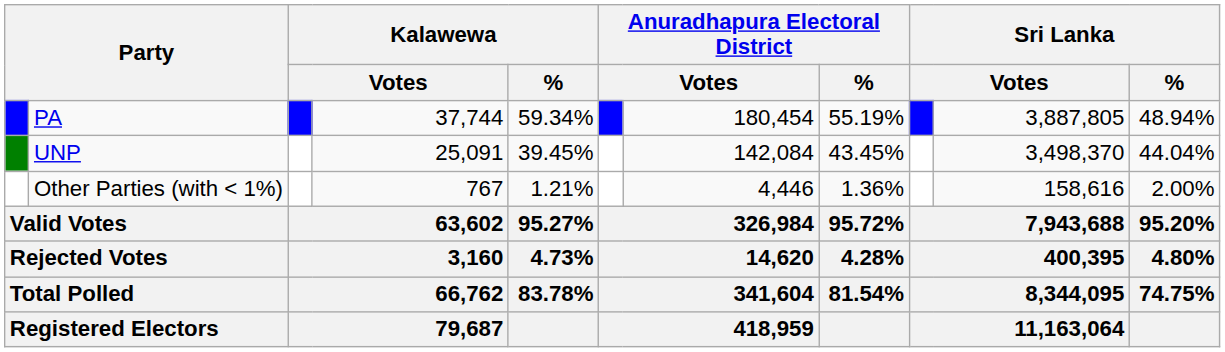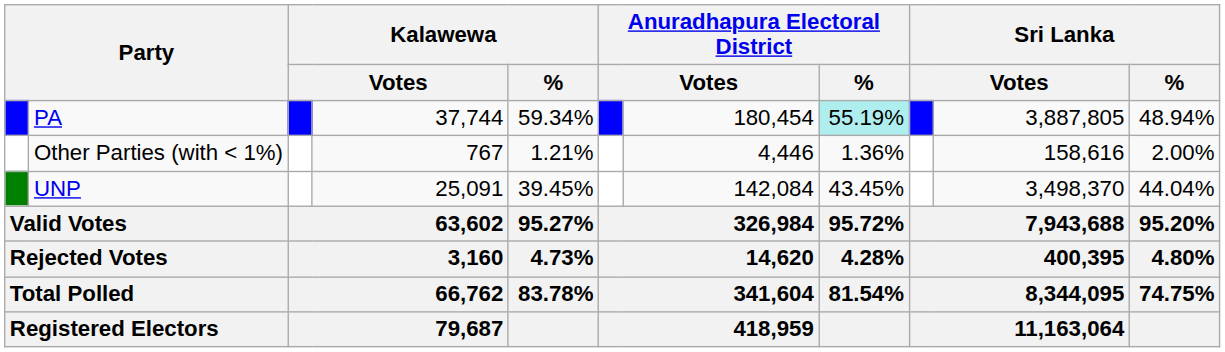(866, 117) no background -> (866, 117) paleturquoise background
rows swapped: (57, 152) <-> (158, 188)
